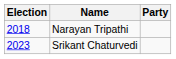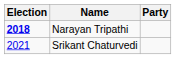(18, 29) normal -> (18, 29) bold
(18, 45) 2023 -> (18, 45) 2021
